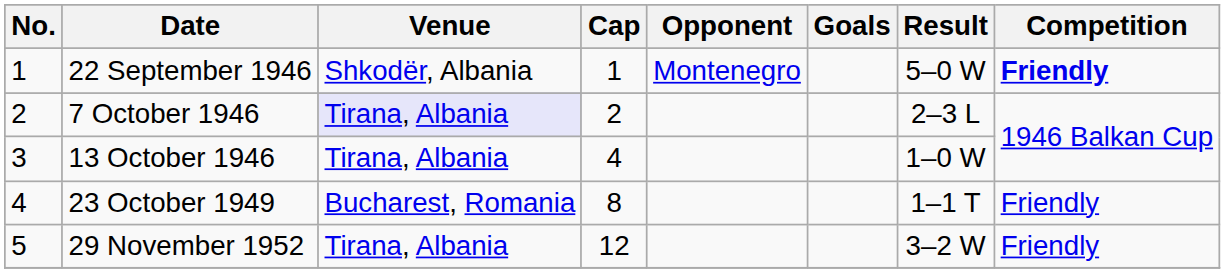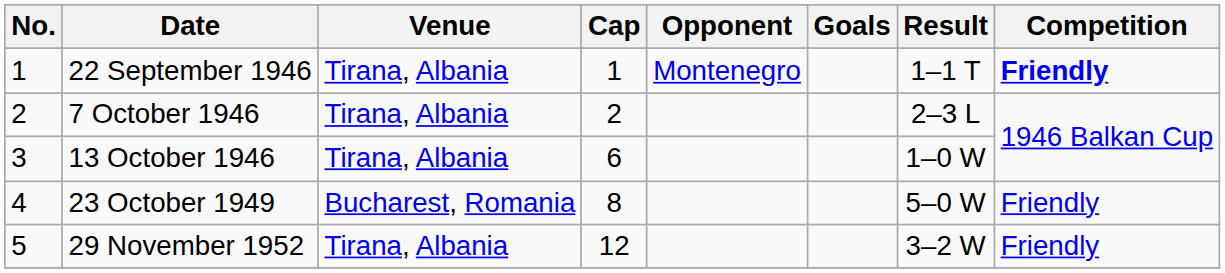(428, 70) Shkodër, Albania -> (416, 70) Tirana, Albania
(946, 70) 5–0 W -> (946, 70) 1–1 T
(416, 114) lavender background -> (416, 114) no background
(614, 158) 4 -> (614, 158) 6
(946, 202) 1–1 T -> (946, 202) 5–0 W
